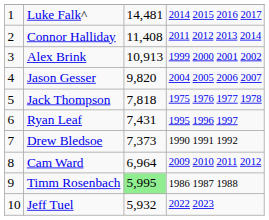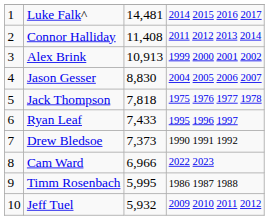(142, 78) 9,820 -> (142, 78) 8,830
(142, 120) 7,431 -> (142, 120) 7,433
(142, 162) 6,964 -> (142, 162) 6,966
(215, 162) 2009 2010 2011 2012 -> (191, 162) 2022 2023
(142, 183) lightgreen background -> (142, 183) no background
(191, 204) 2022 2023 -> (215, 204) 2009 2010 2011 2012
